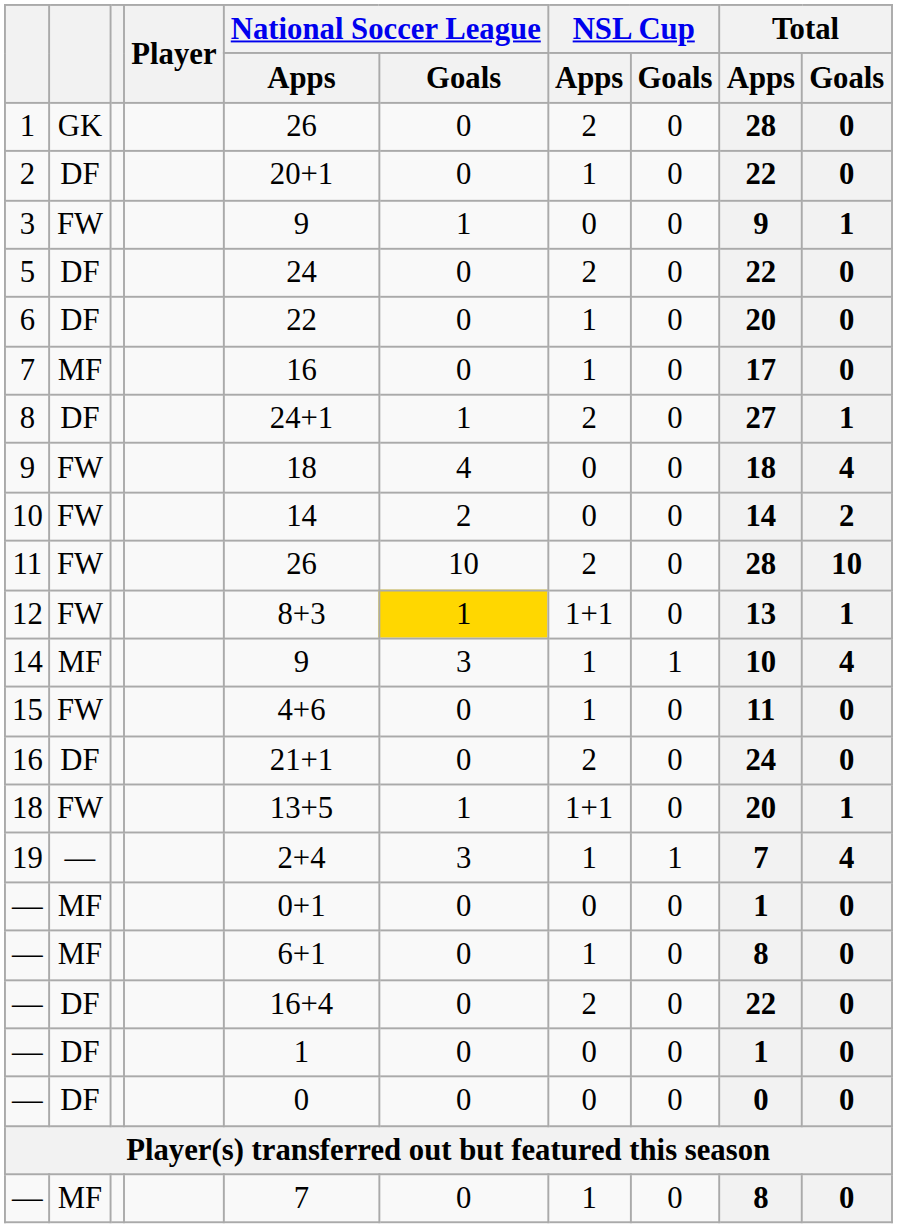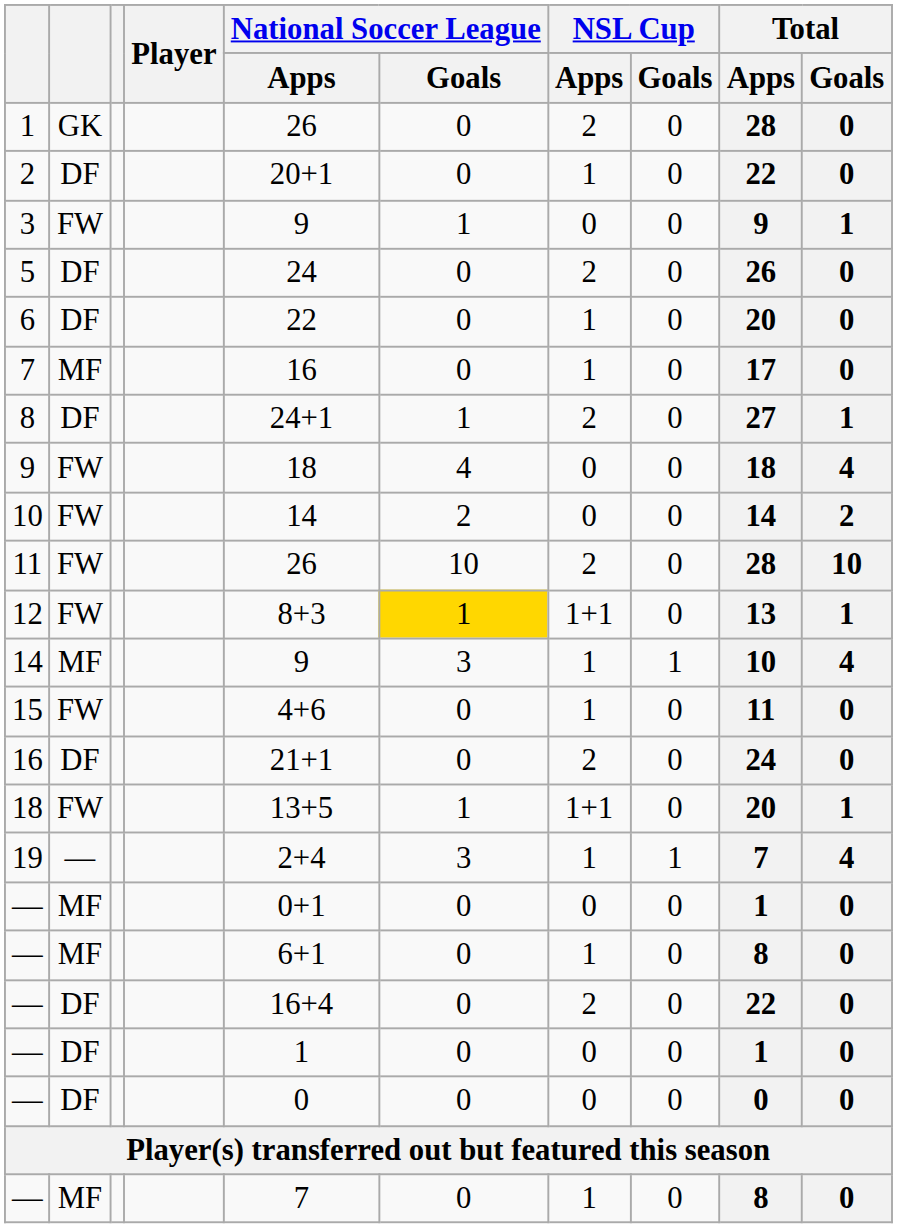(761, 272) 22 -> (761, 272) 26
